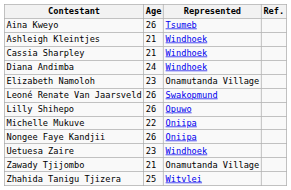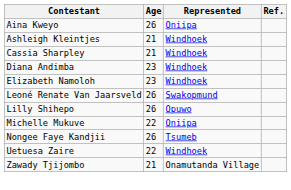(181, 26) Tsumeb -> (181, 26) Oniipa
(151, 67) 24 -> (151, 67) 23
(212, 81) Onamutanda Village -> (186, 81) Windhoek
(181, 137) Oniipa -> (181, 137) Tsumeb
(151, 151) 23 -> (151, 151) 22
- row: (64, 179)
